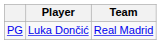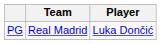columns swapped: (58, 13) <-> (124, 13)
